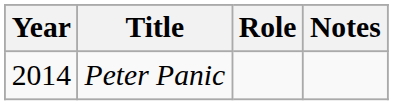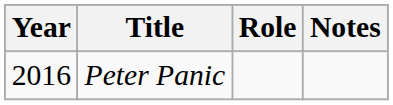(41, 74) 2014 -> (41, 74) 2016
